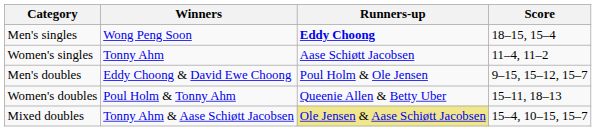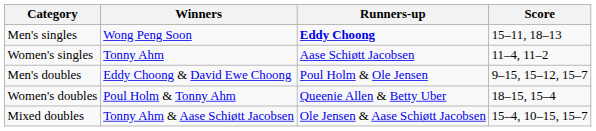(524, 34) 18–15, 15–4 -> (527, 34) 15–11, 18–13
(527, 95) 15–11, 18–13 -> (524, 95) 18–15, 15–4
(393, 116) khaki background -> (393, 116) no background
